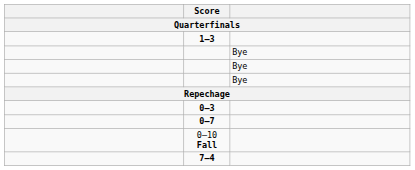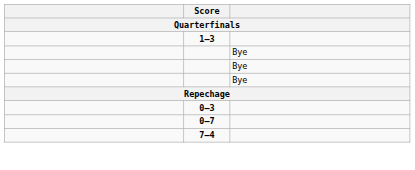- row: (207, 140)
